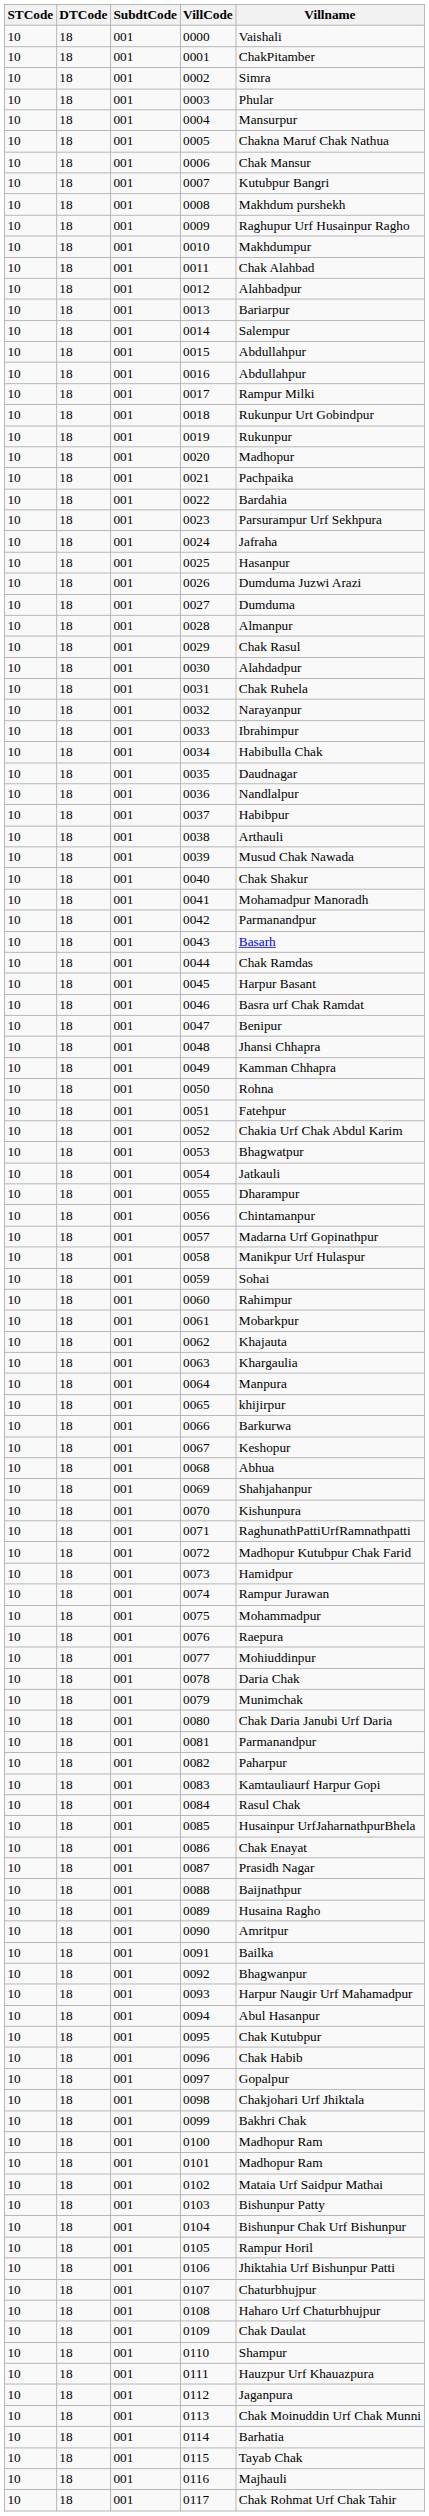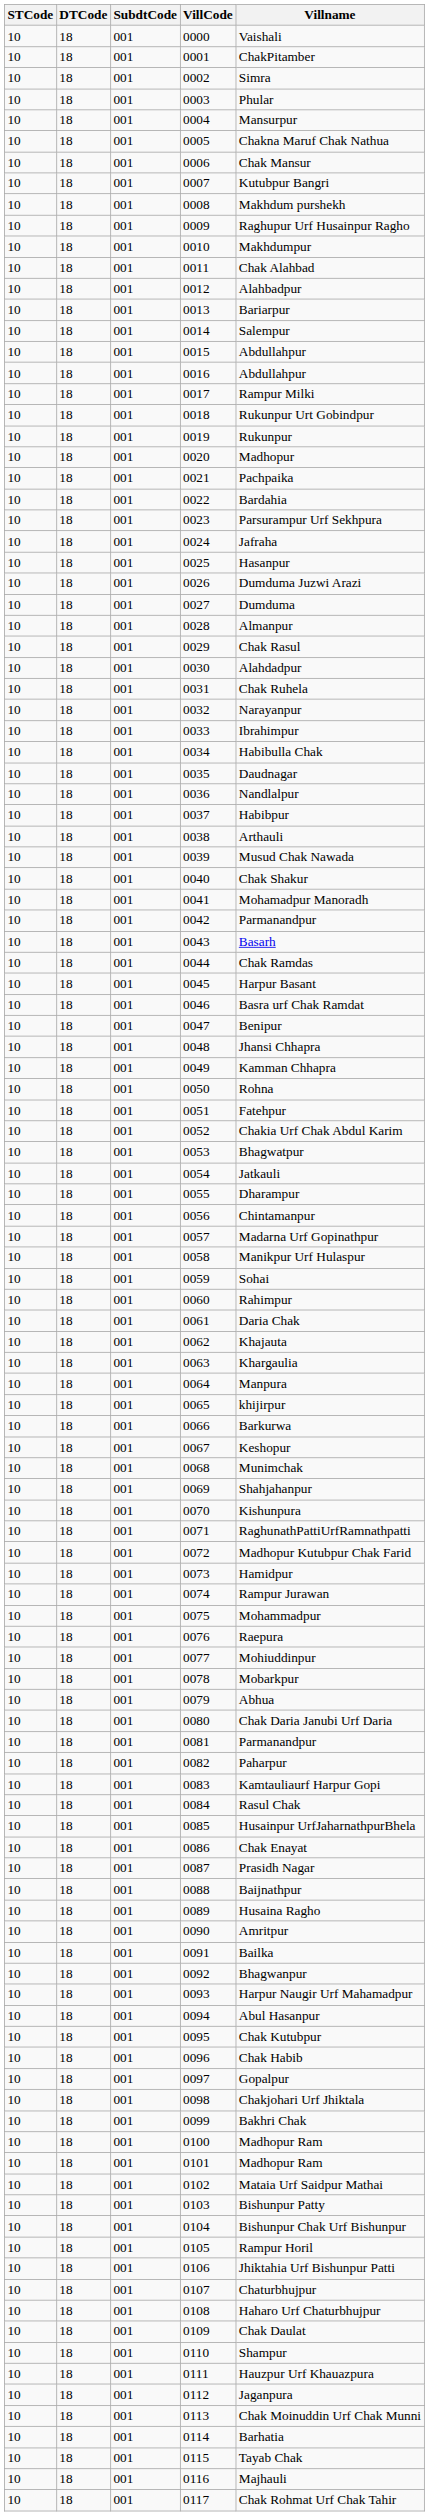(269, 1320) Mobarkpur -> (269, 1320) Daria Chak
(257, 1468) Abhua -> (271, 1468) Munimchak
(269, 1678) Daria Chak -> (269, 1678) Mobarkpur
(271, 1699) Munimchak -> (257, 1699) Abhua
